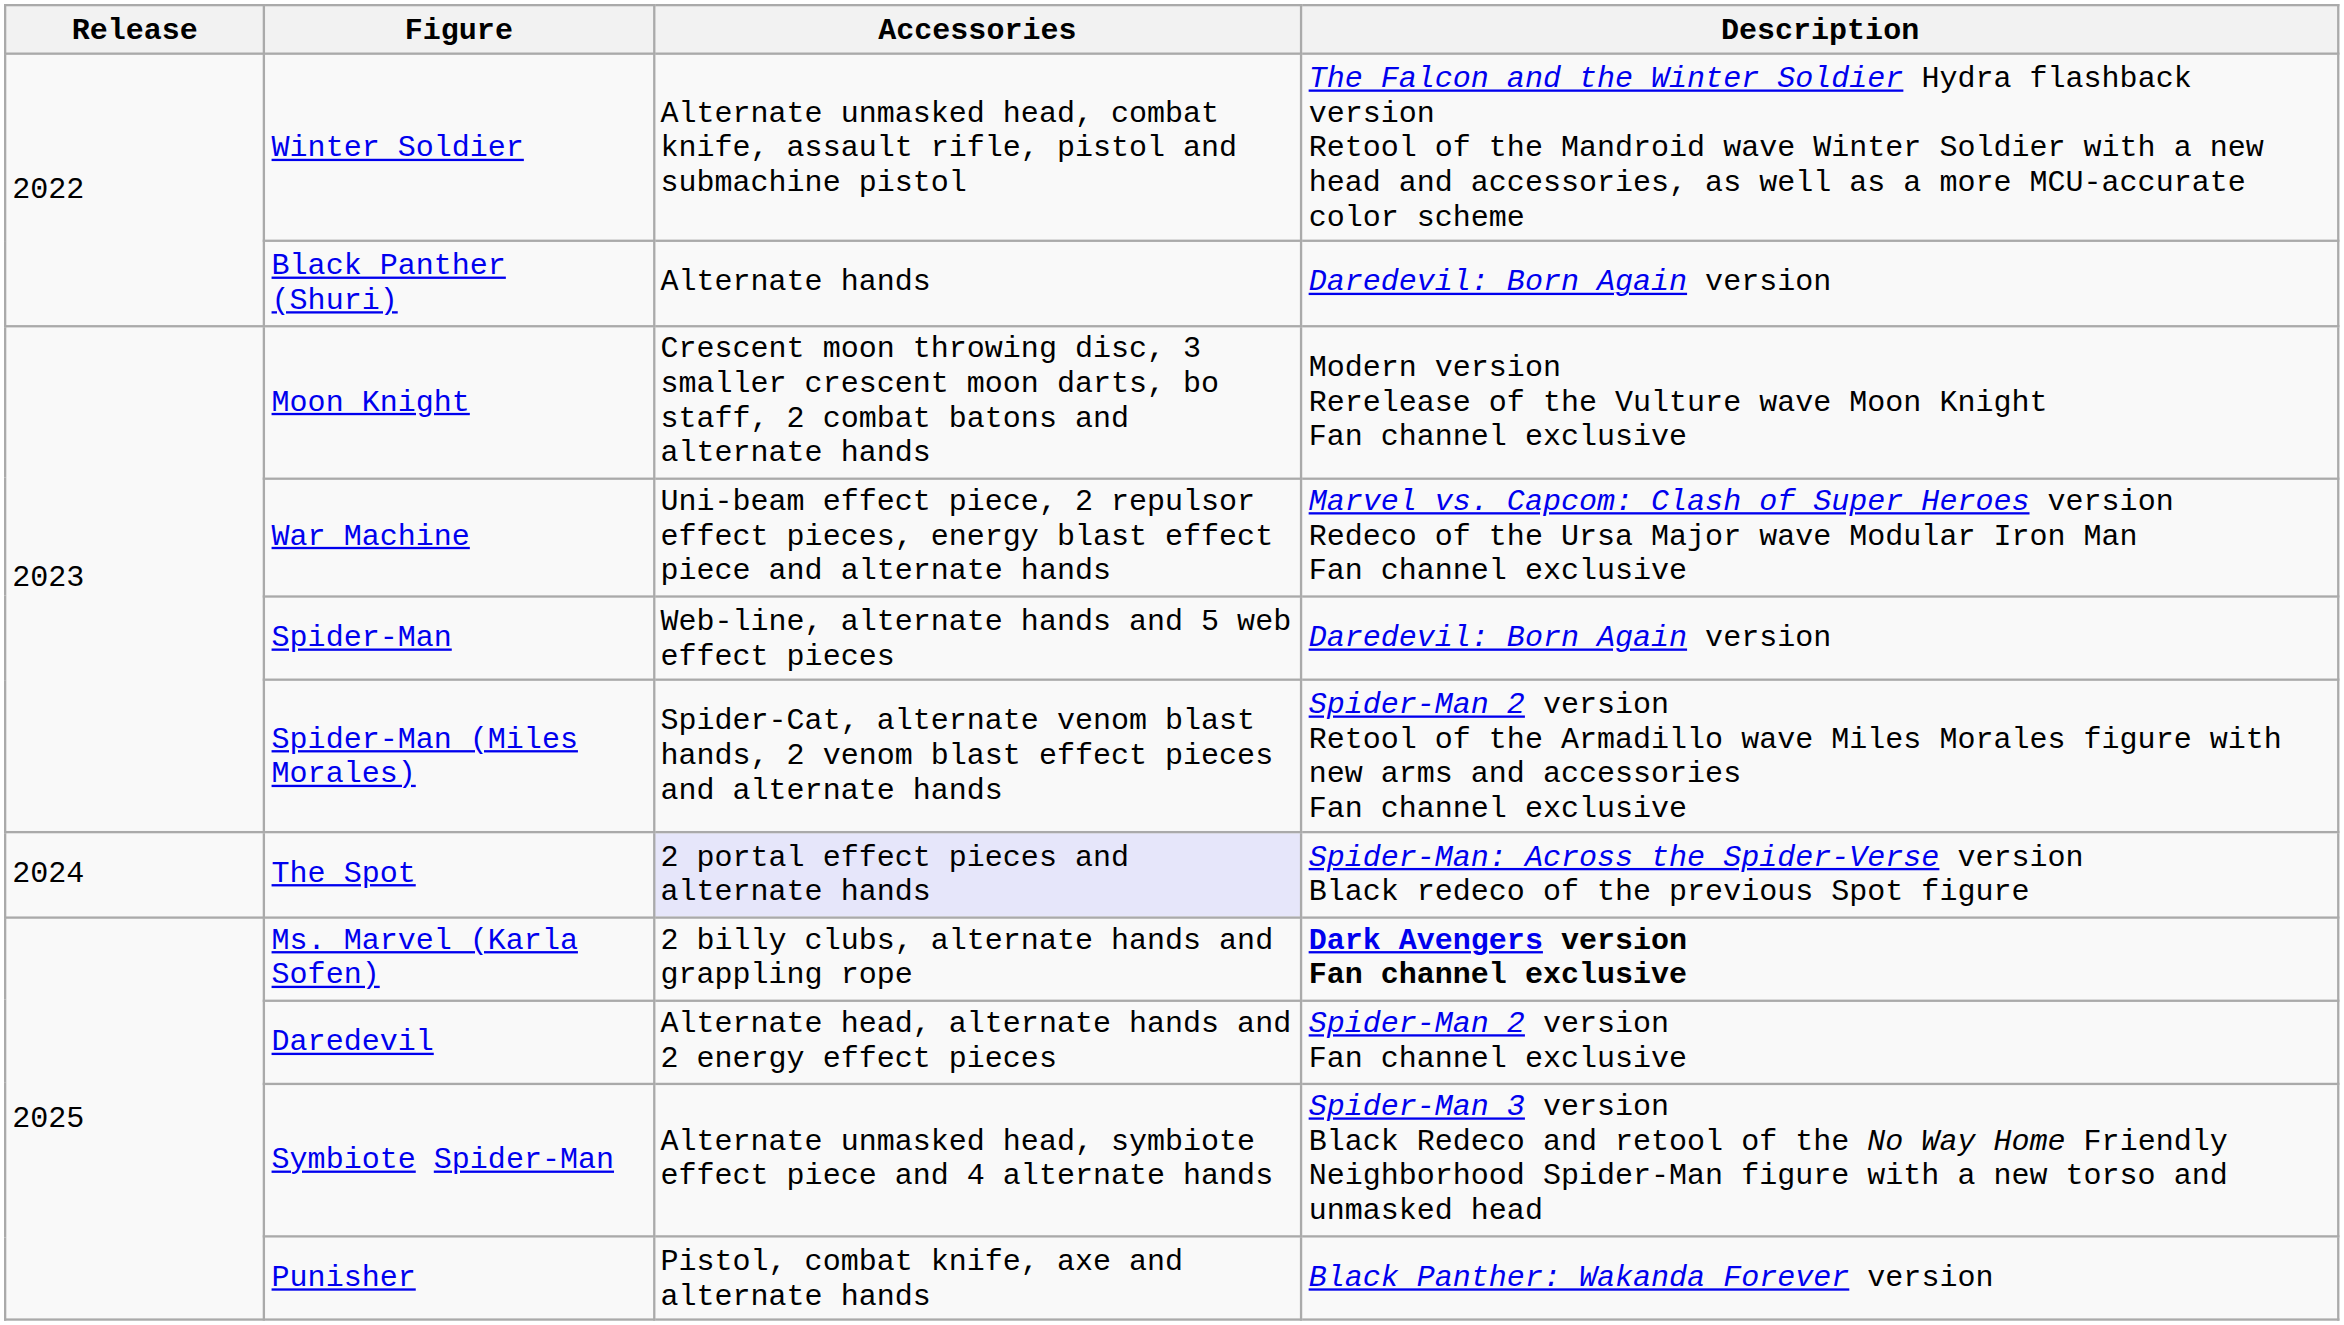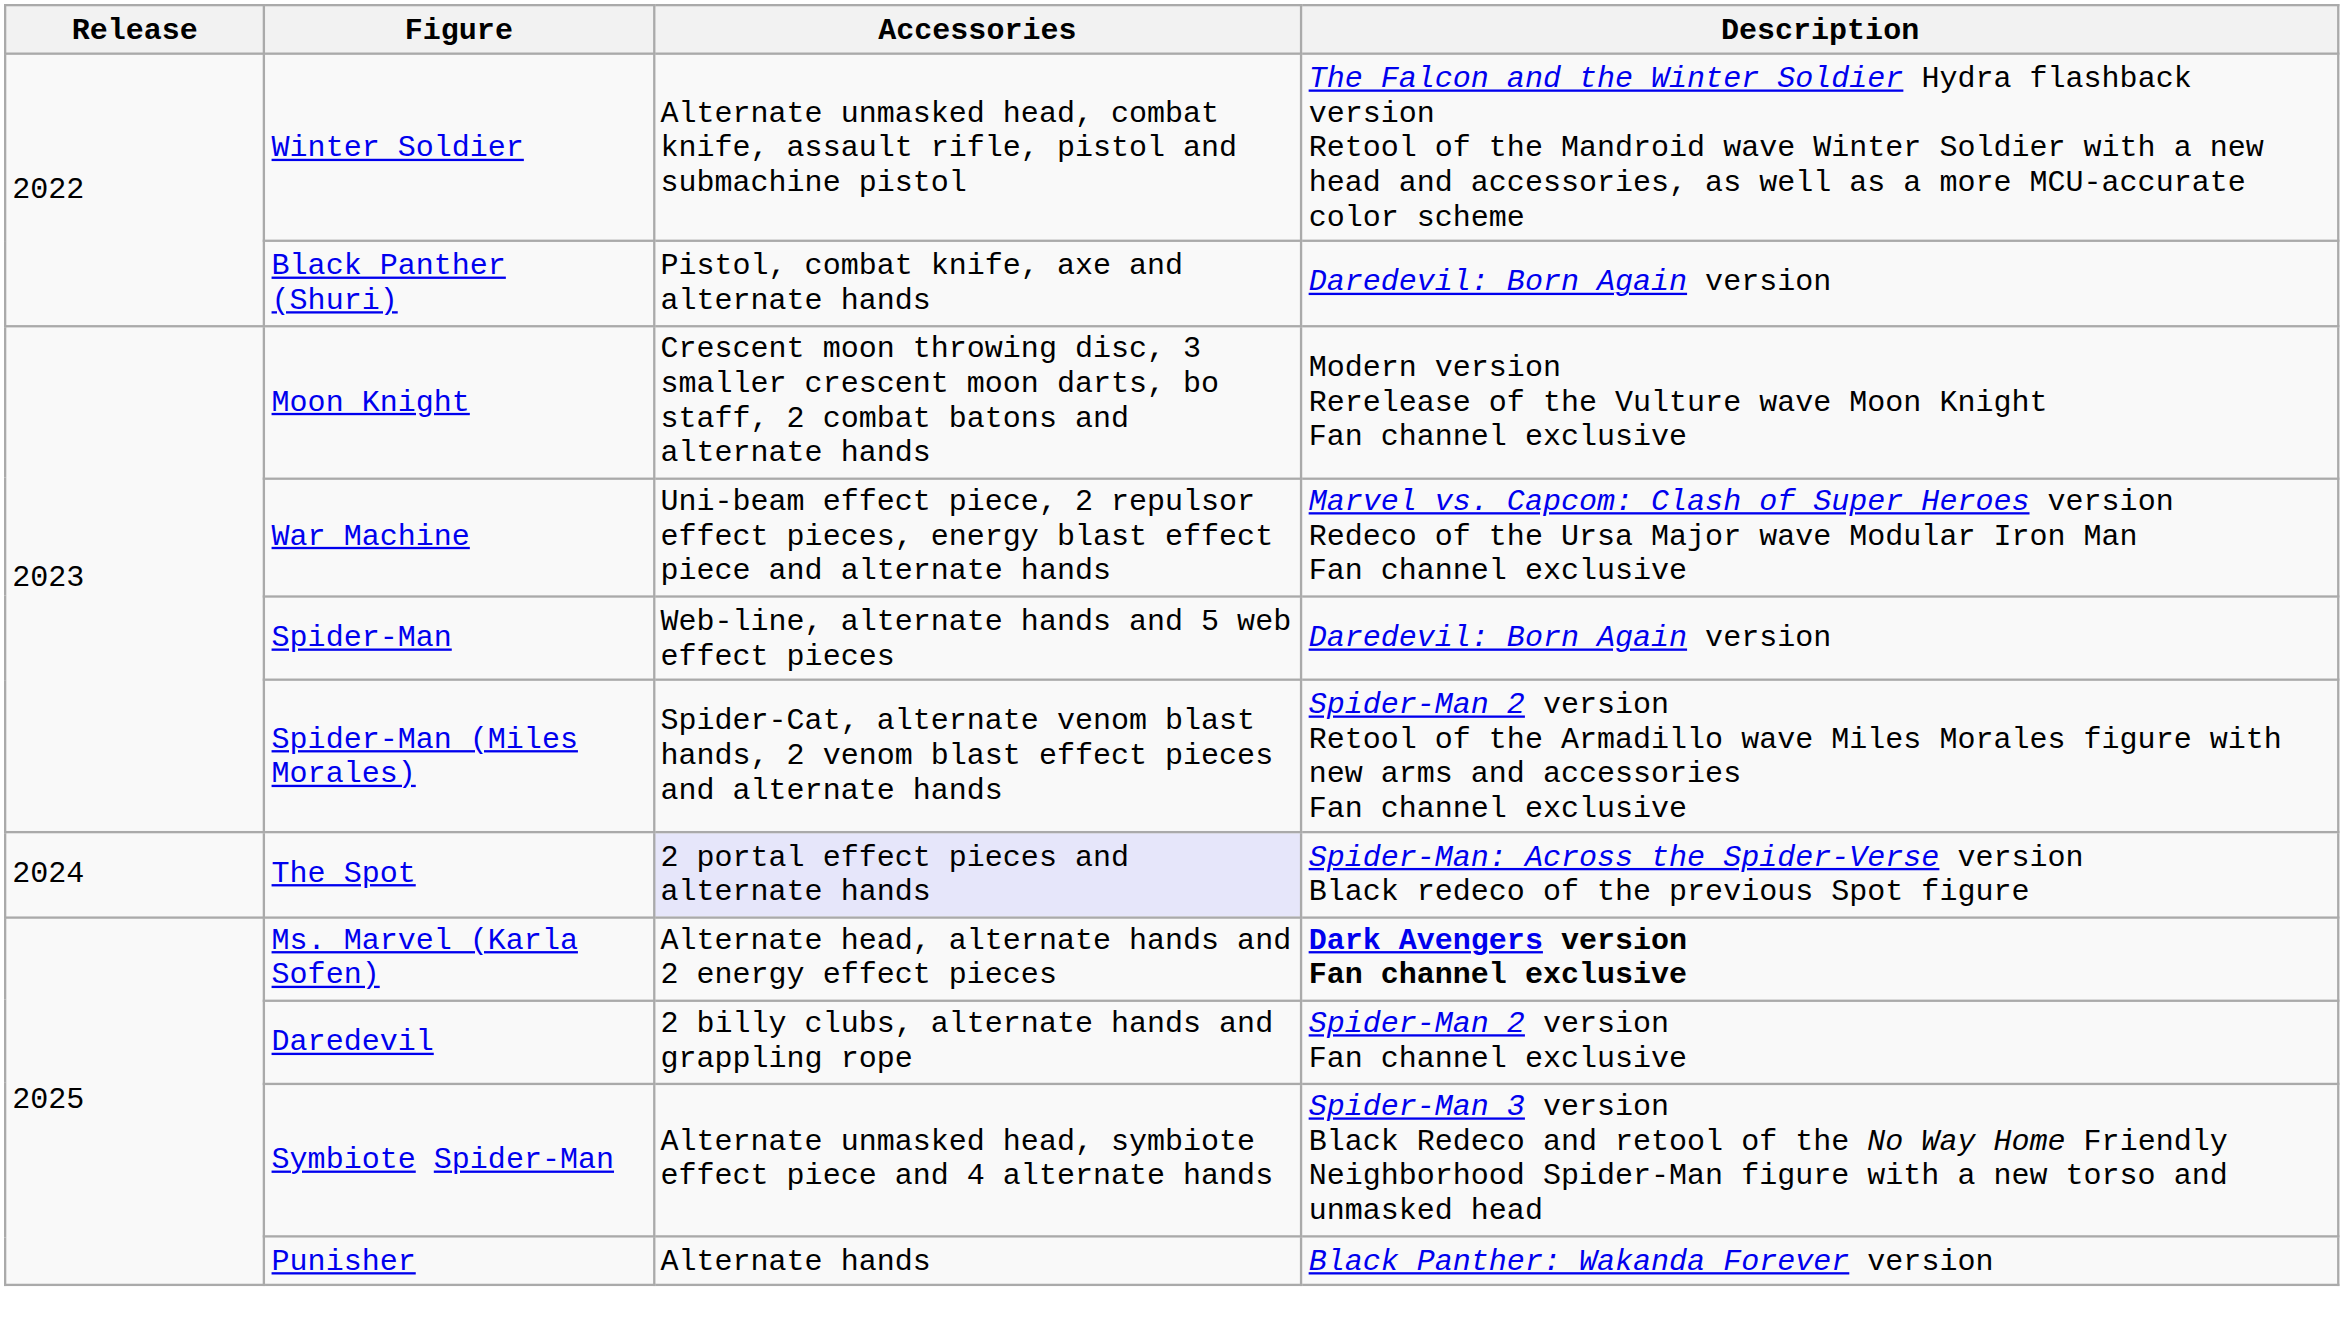(796, 283) Alternate hands -> (922, 283) Pistol, combat knife, axe and alternate hands
(967, 958) 2 billy clubs, alternate hands and grappling rope -> (976, 958) Alternate head, alternate hands and 2 energy effect pieces
(976, 1042) Alternate head, alternate hands and 2 energy effect pieces -> (967, 1042) 2 billy clubs, alternate hands and grappling rope
(922, 1278) Pistol, combat knife, axe and alternate hands -> (796, 1261) Alternate hands
